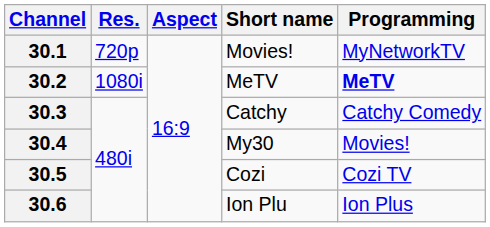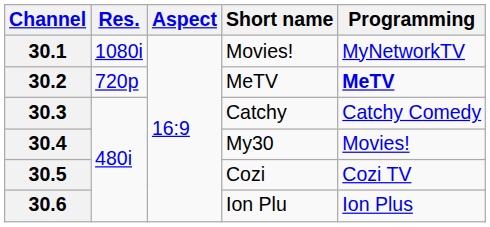(117, 50) 720p -> (119, 50) 1080i
(119, 81) 1080i -> (117, 81) 720p
